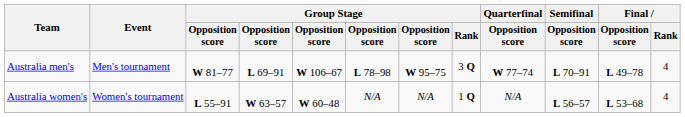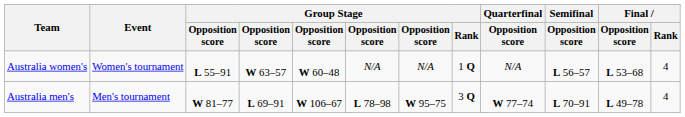rows swapped: (40, 66) <-> (47, 97)
